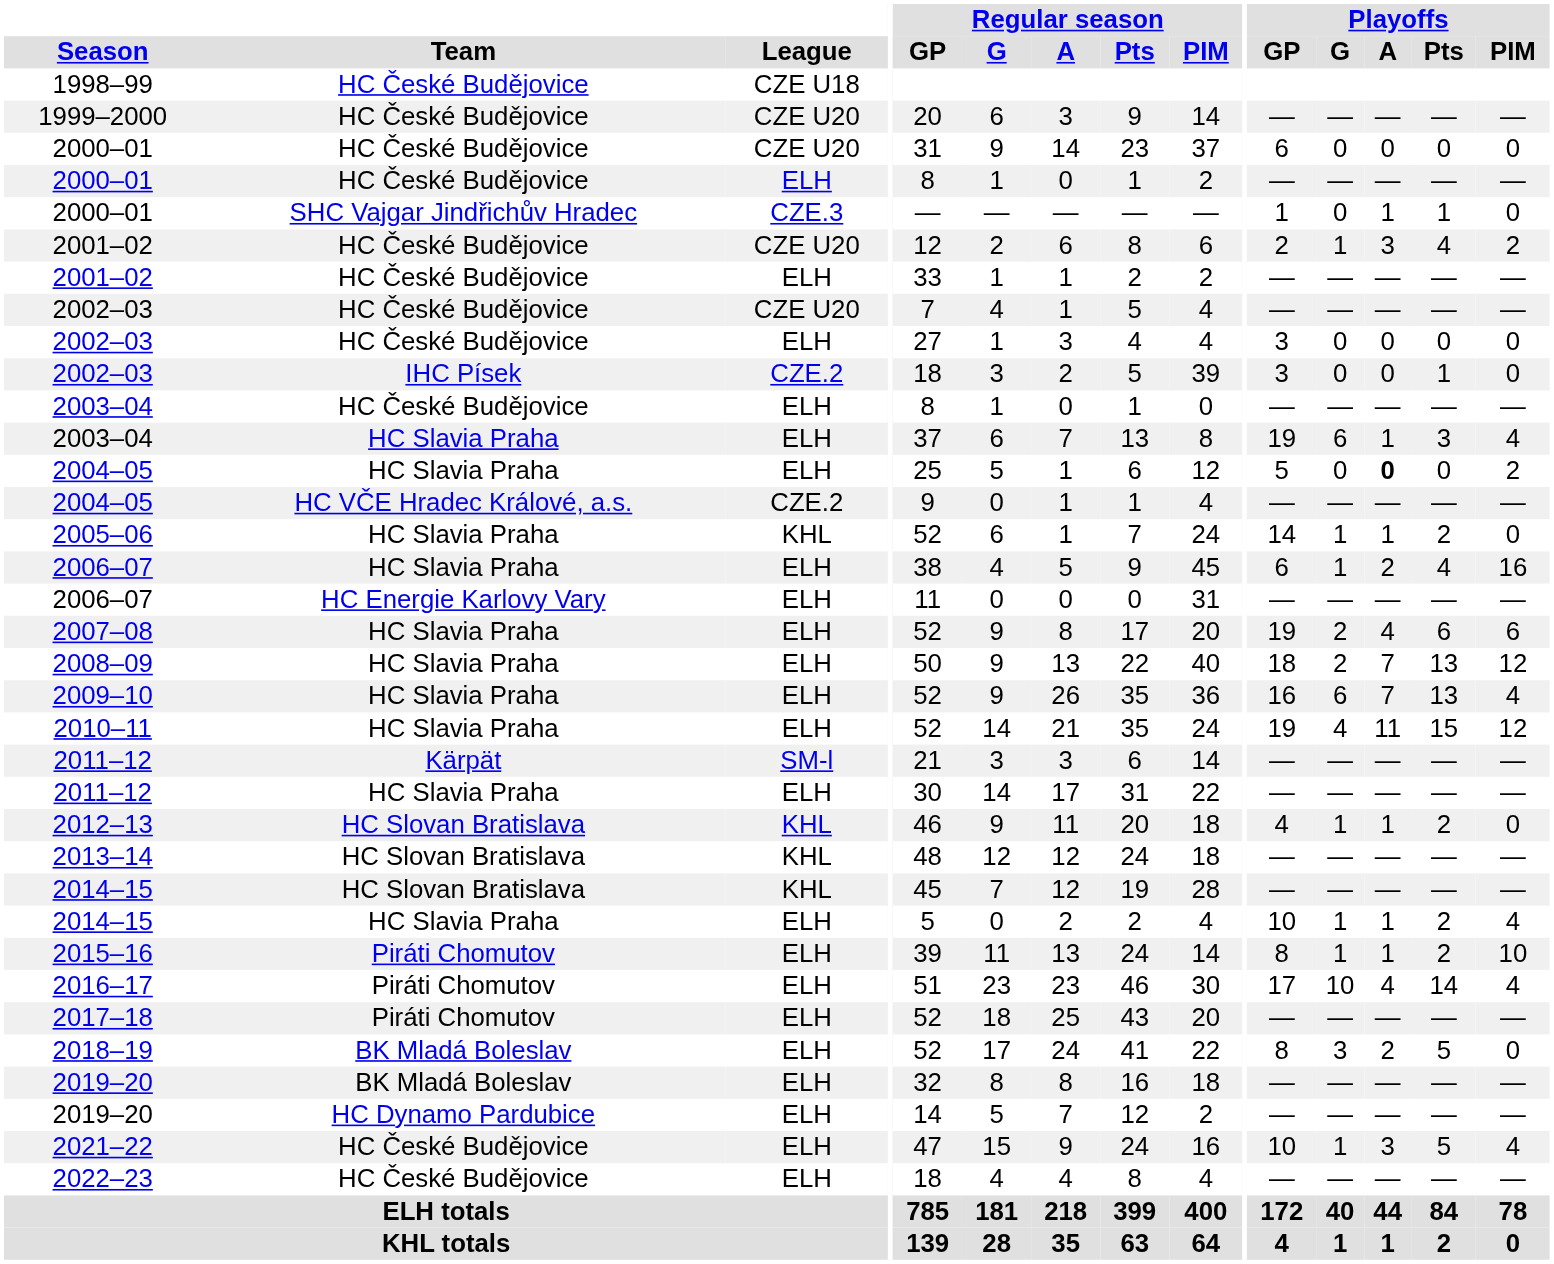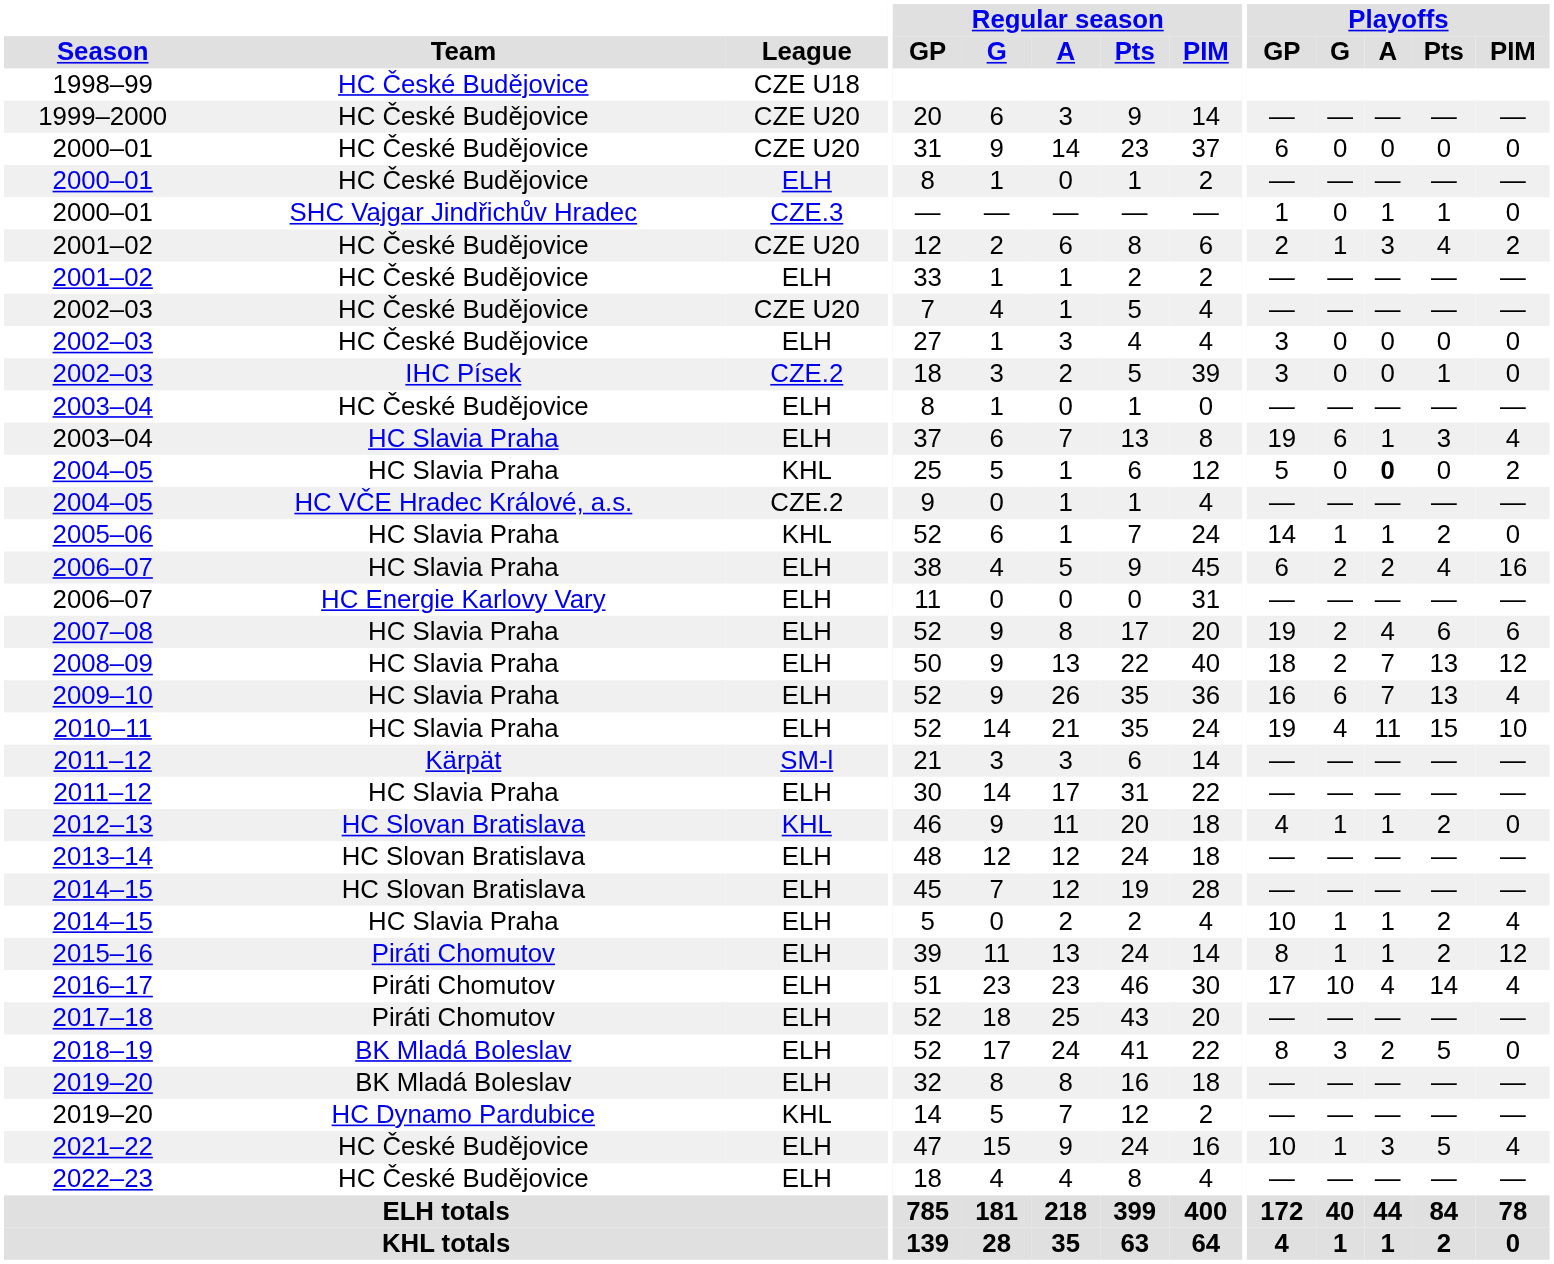(807, 470) ELH -> (807, 470) KHL
(1340, 567) 1 -> (1340, 567) 2
(1513, 728) 12 -> (1513, 728) 10
(807, 856) KHL -> (807, 856) ELH
(807, 889) KHL -> (807, 889) ELH
(1513, 953) 10 -> (1513, 953) 12
(807, 1114) ELH -> (807, 1114) KHL
